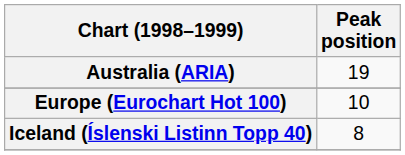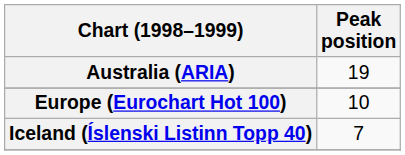(359, 133) 8 -> (359, 133) 7
